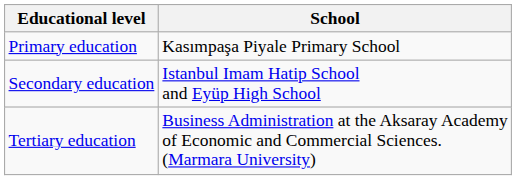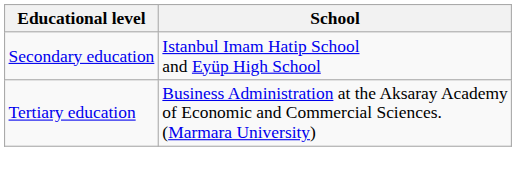- row: (73, 45)
